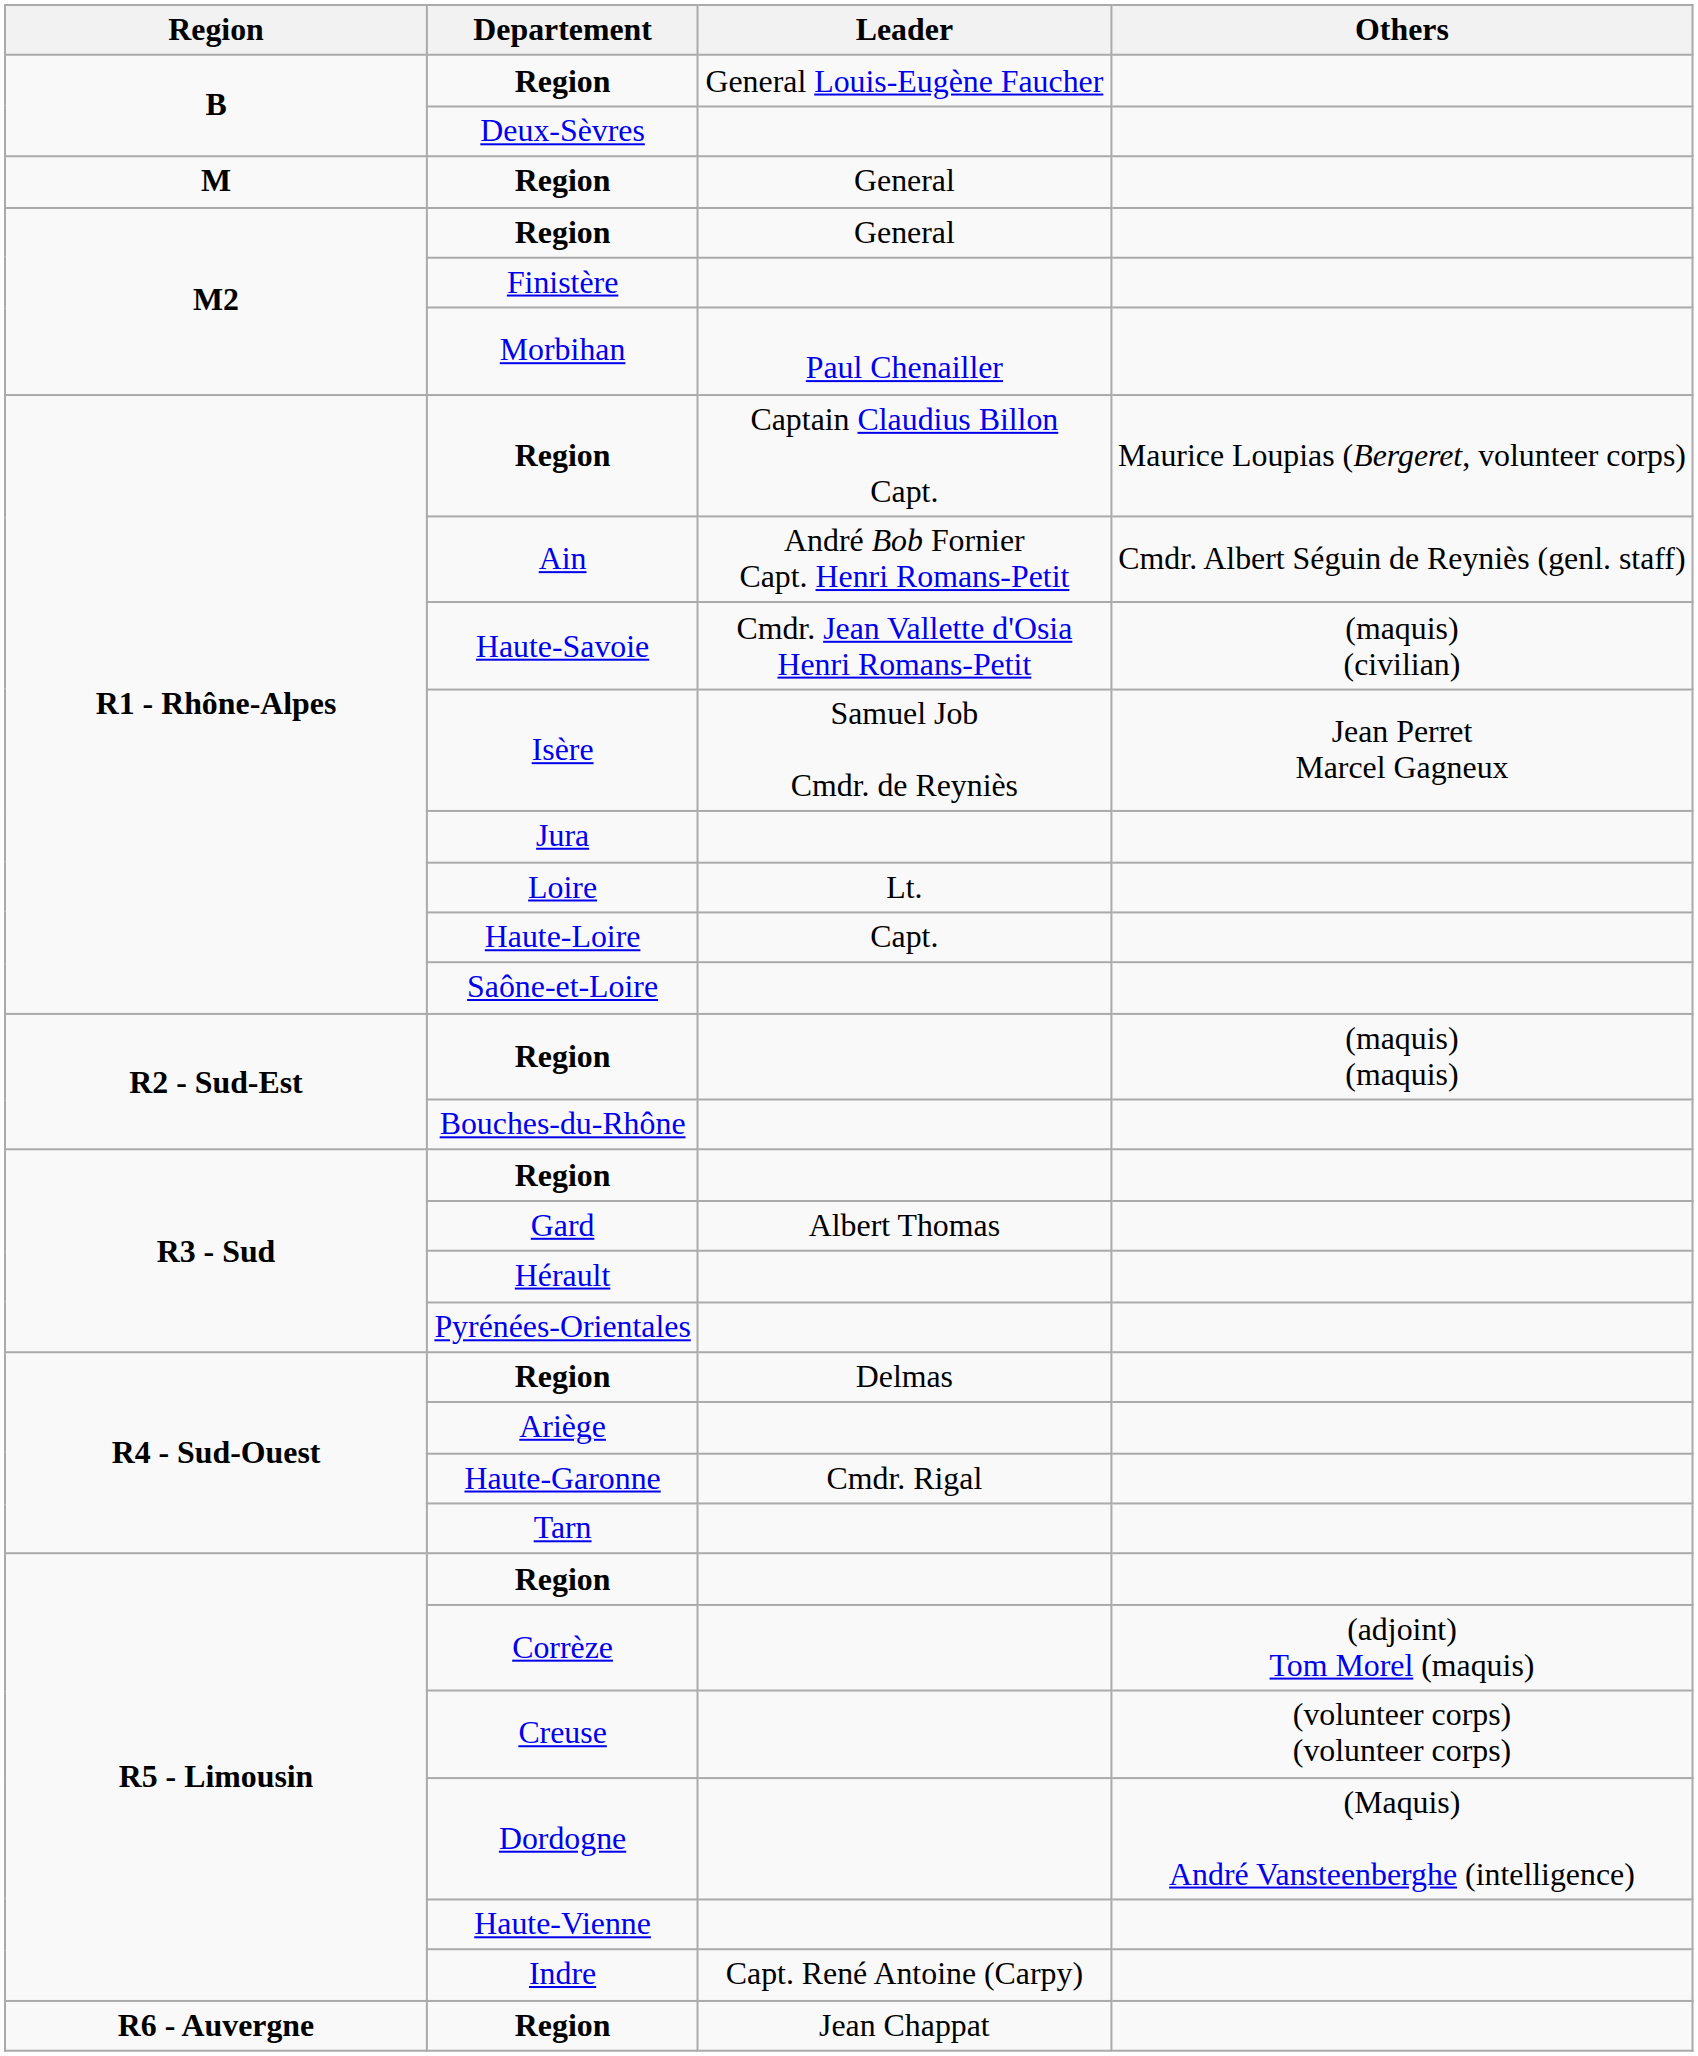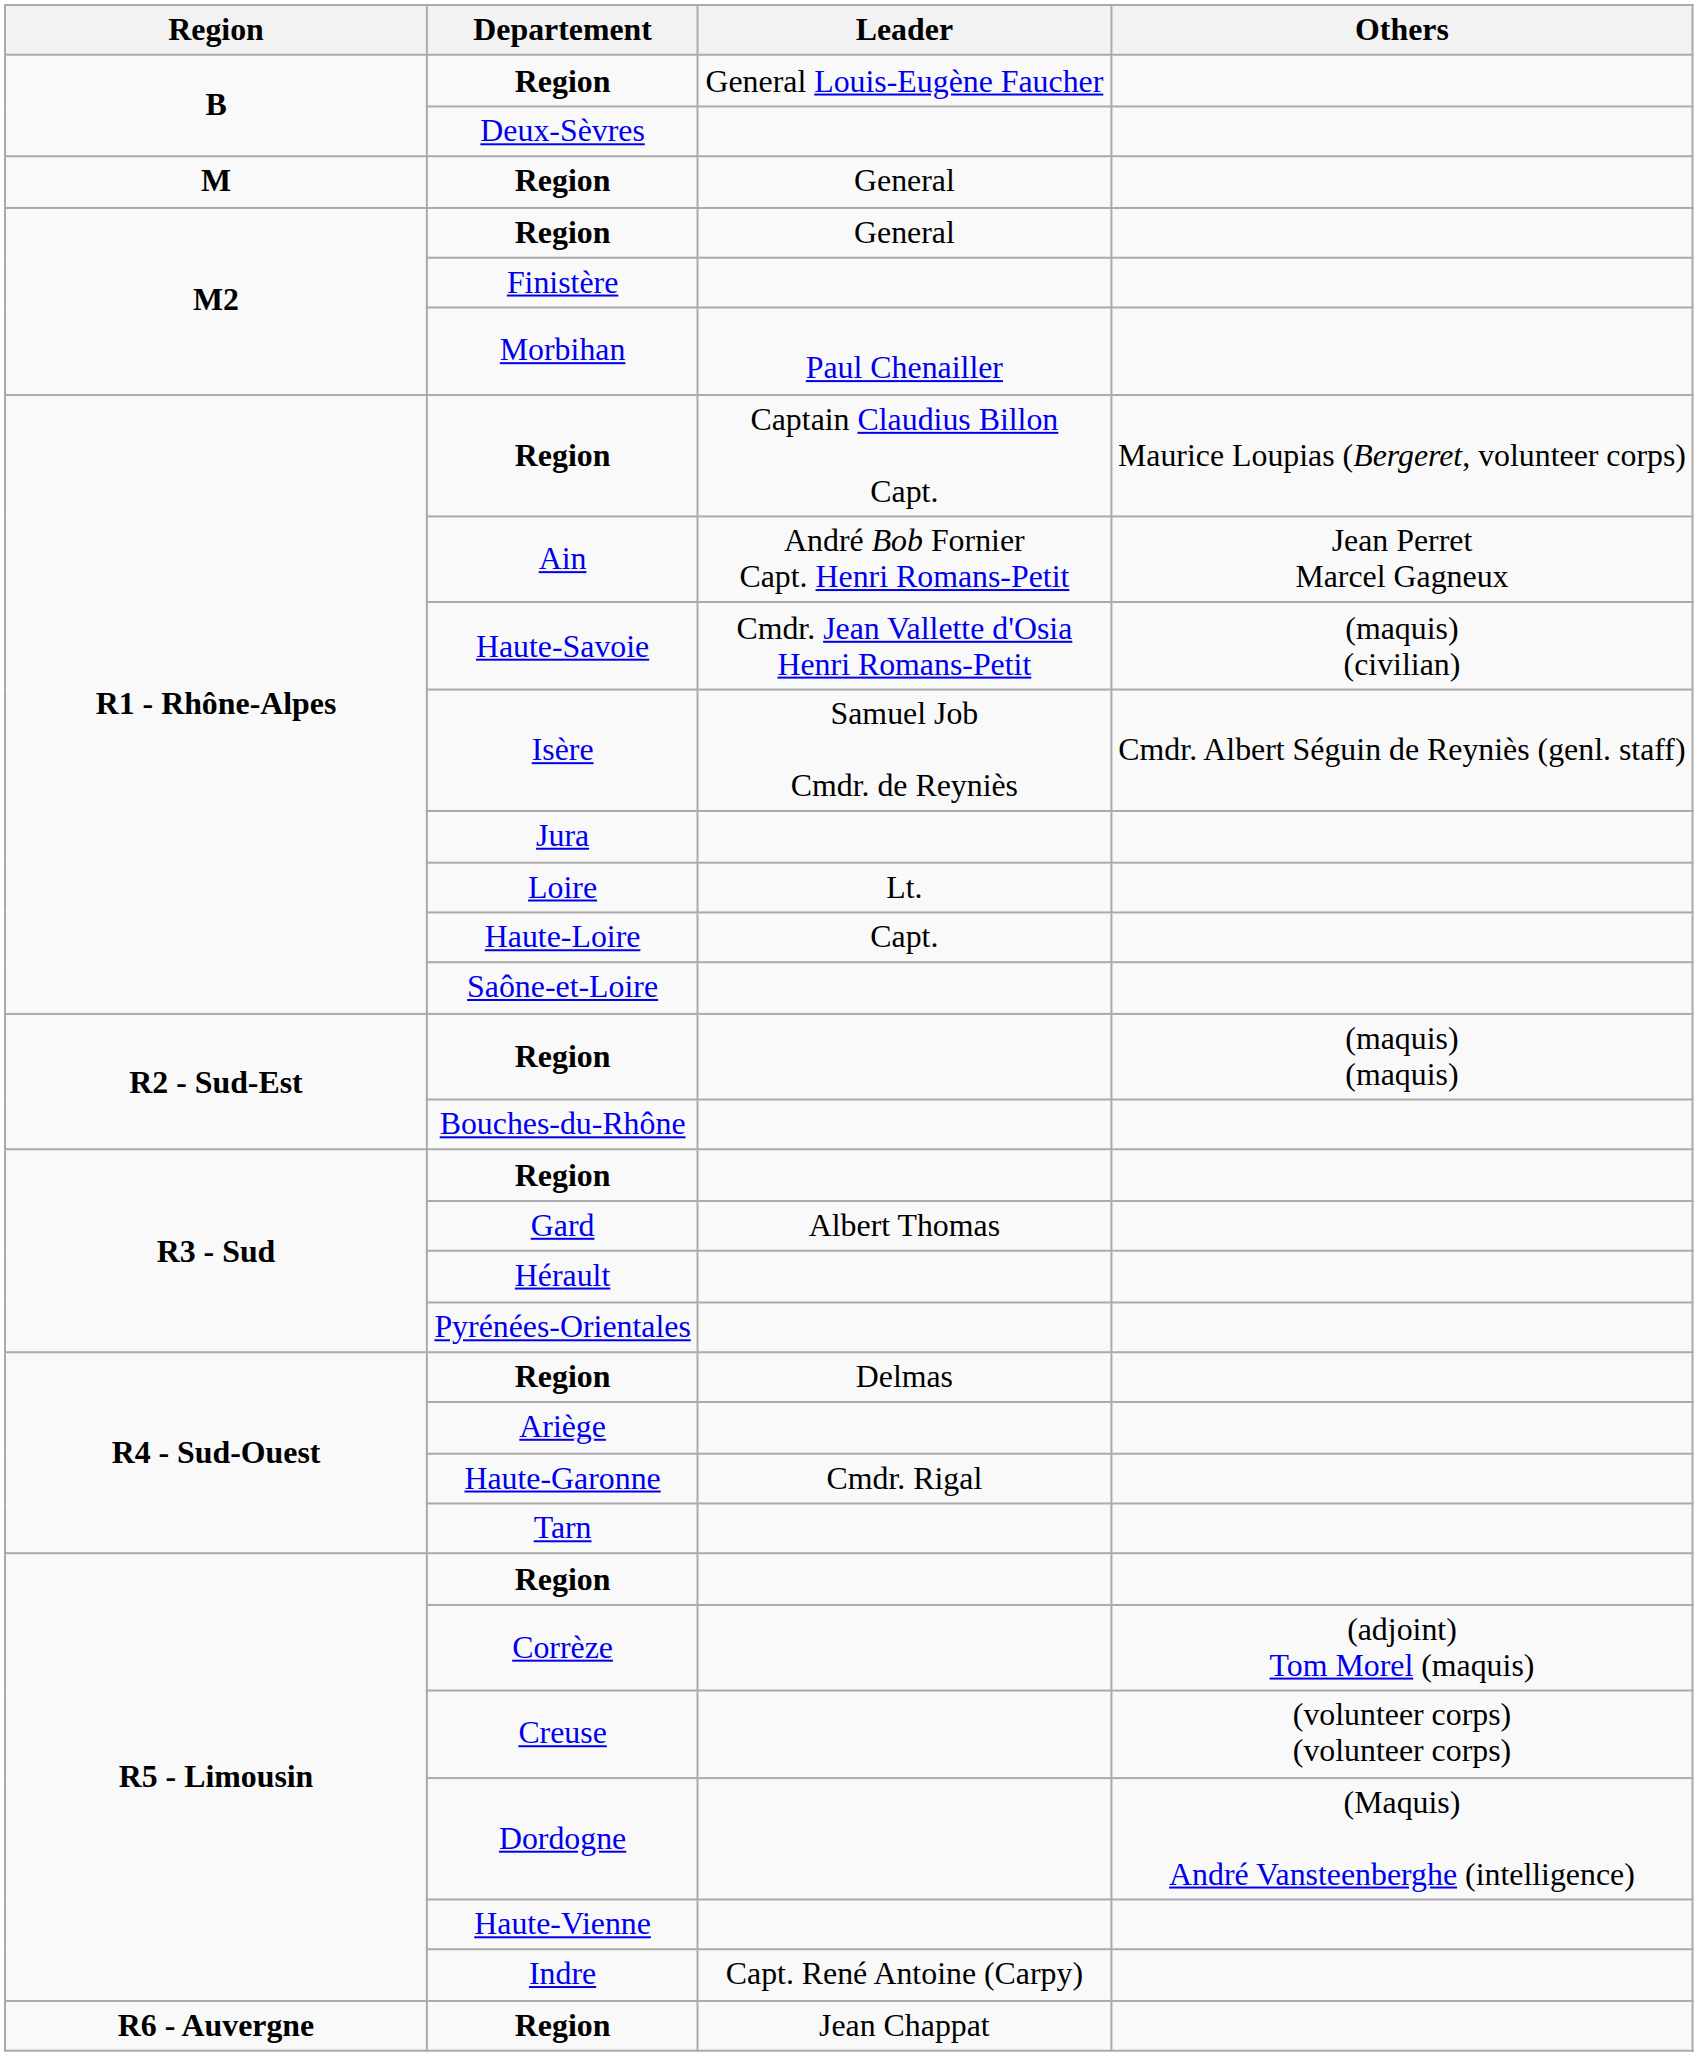(1402, 559) Cmdr. Albert Séguin de Reyniès (genl. staff) -> (1402, 559) Jean Perret Marcel Gagneux
(1402, 749) Jean Perret Marcel Gagneux -> (1402, 749) Cmdr. Albert Séguin de Reyniès (genl. staff)
